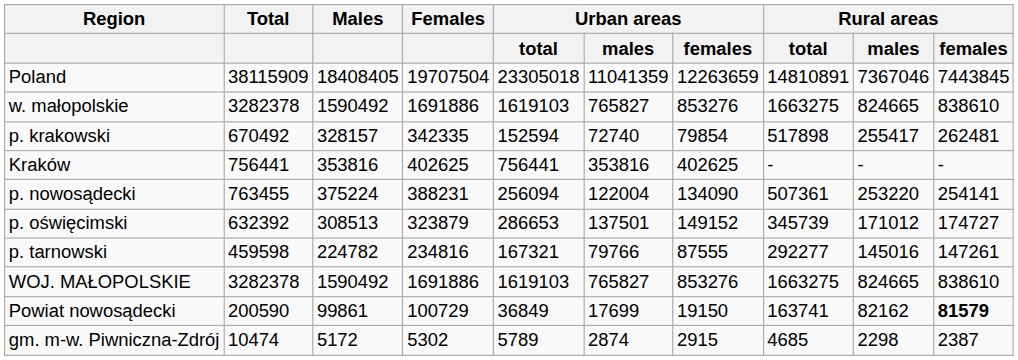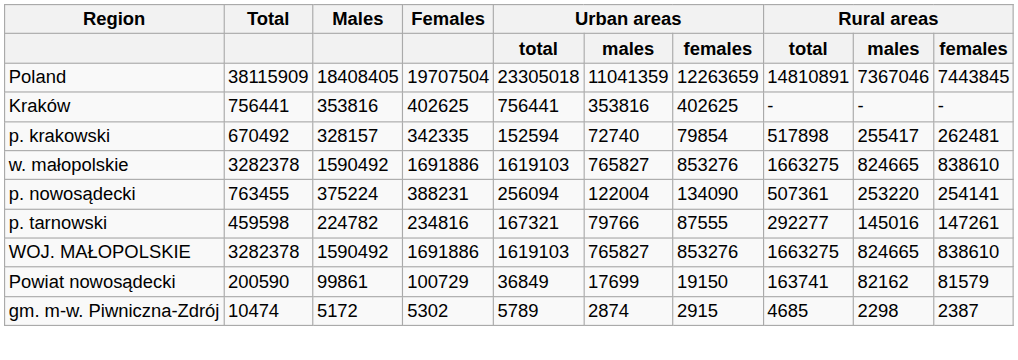rows swapped: (69, 106) <-> (39, 164)
- row: (68, 223)
(963, 310) bold -> (963, 281) normal
